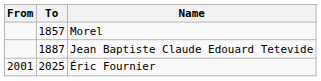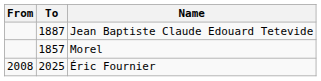rows swapped: (86, 31) <-> (192, 49)
(20, 67) 2001 -> (20, 67) 2008
